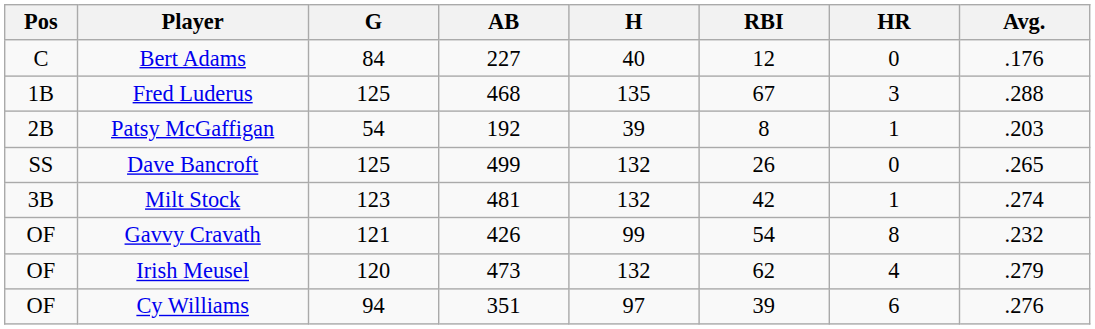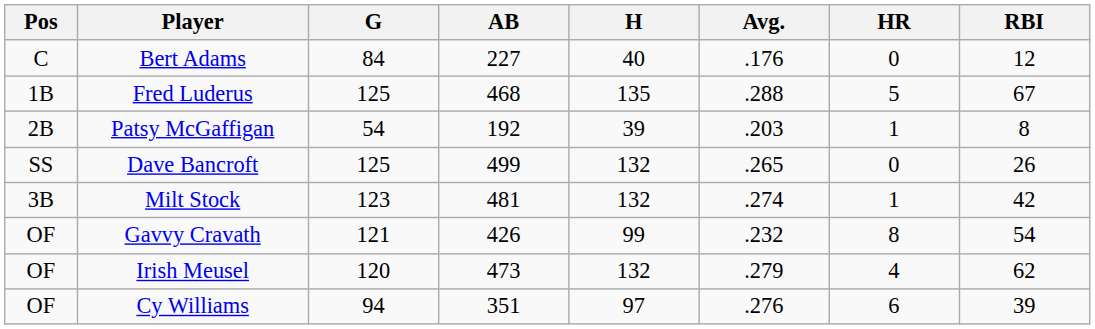columns swapped: (1024, 22) <-> (764, 22)
(894, 93) 3 -> (894, 93) 5
